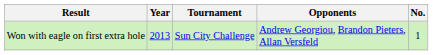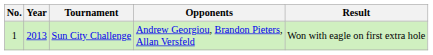columns swapped: (418, 13) <-> (76, 13)
